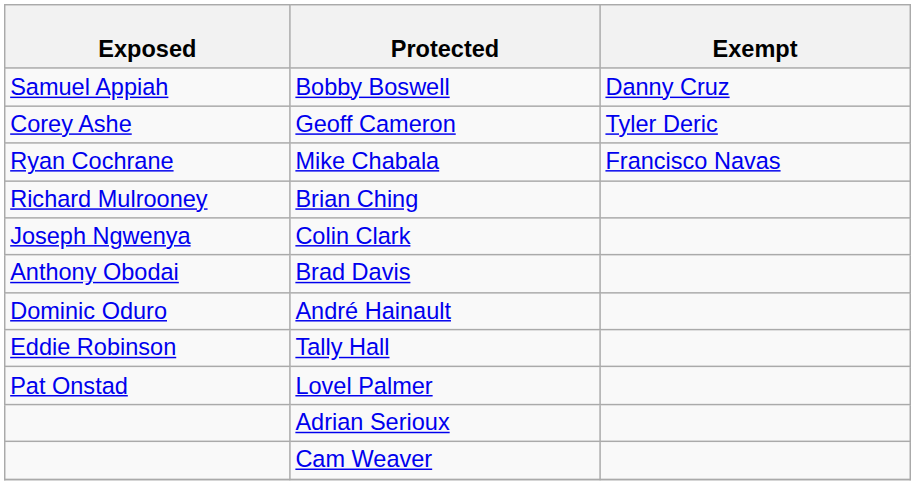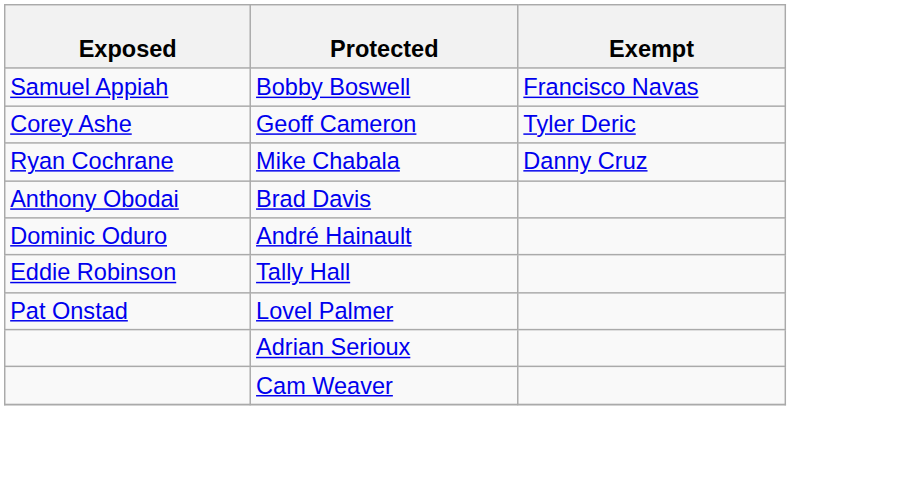(668, 86) Danny Cruz -> (611, 86) Francisco Navas
(693, 161) Francisco Navas -> (585, 161) Danny Cruz
- row: (357, 198)
- row: (353, 236)
